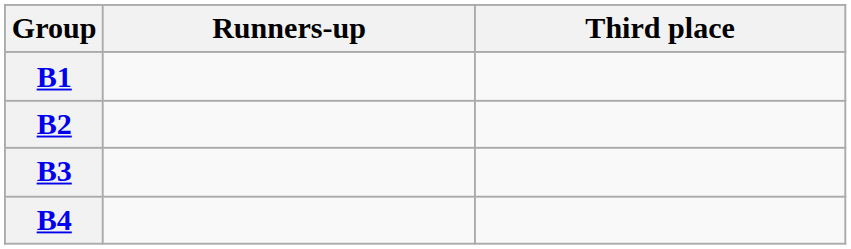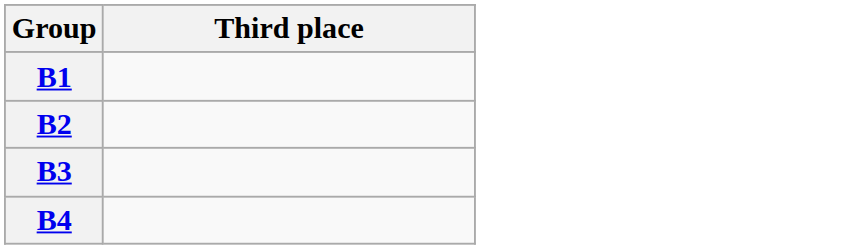- column: (289, 28)
